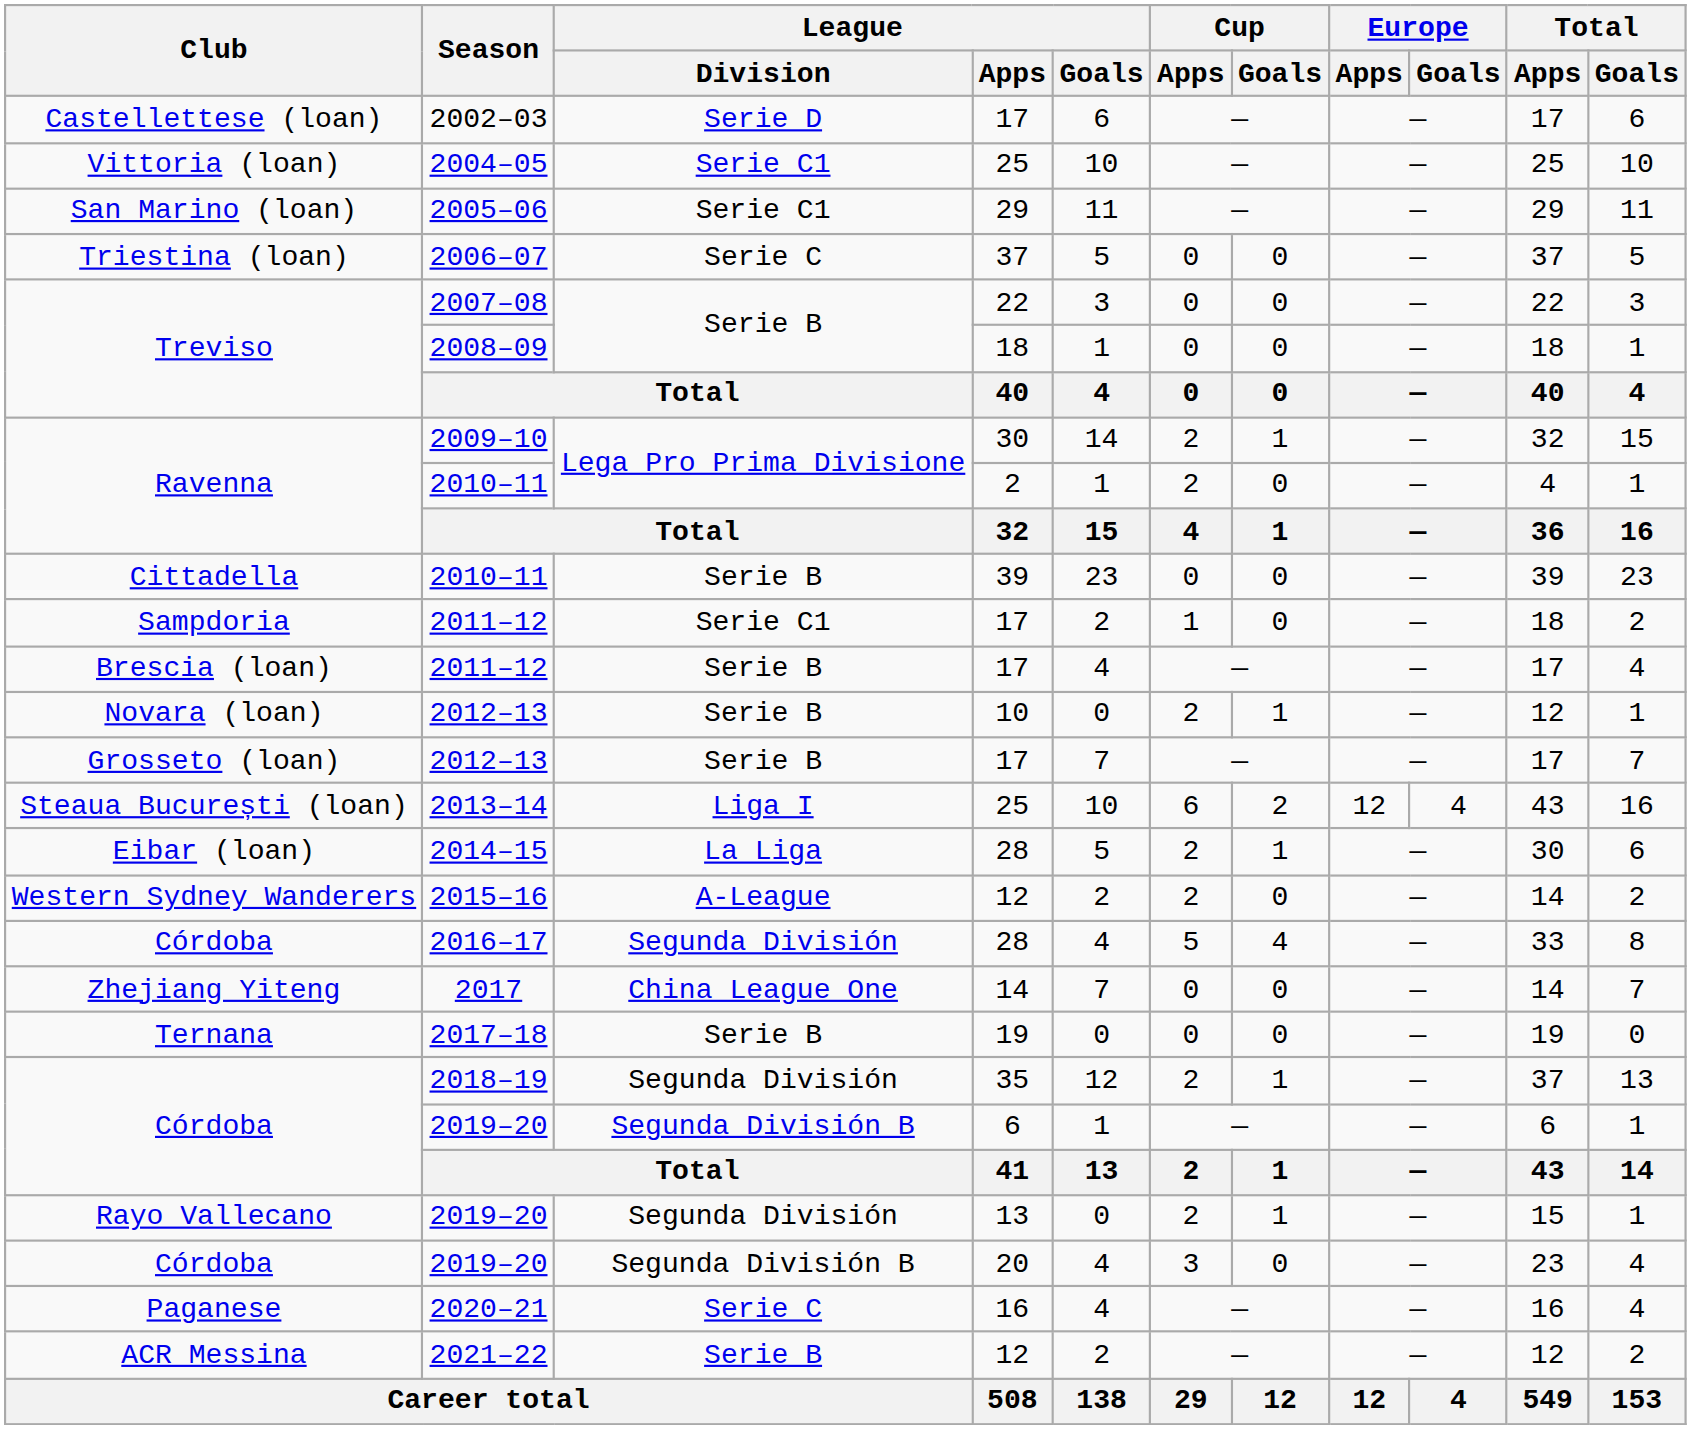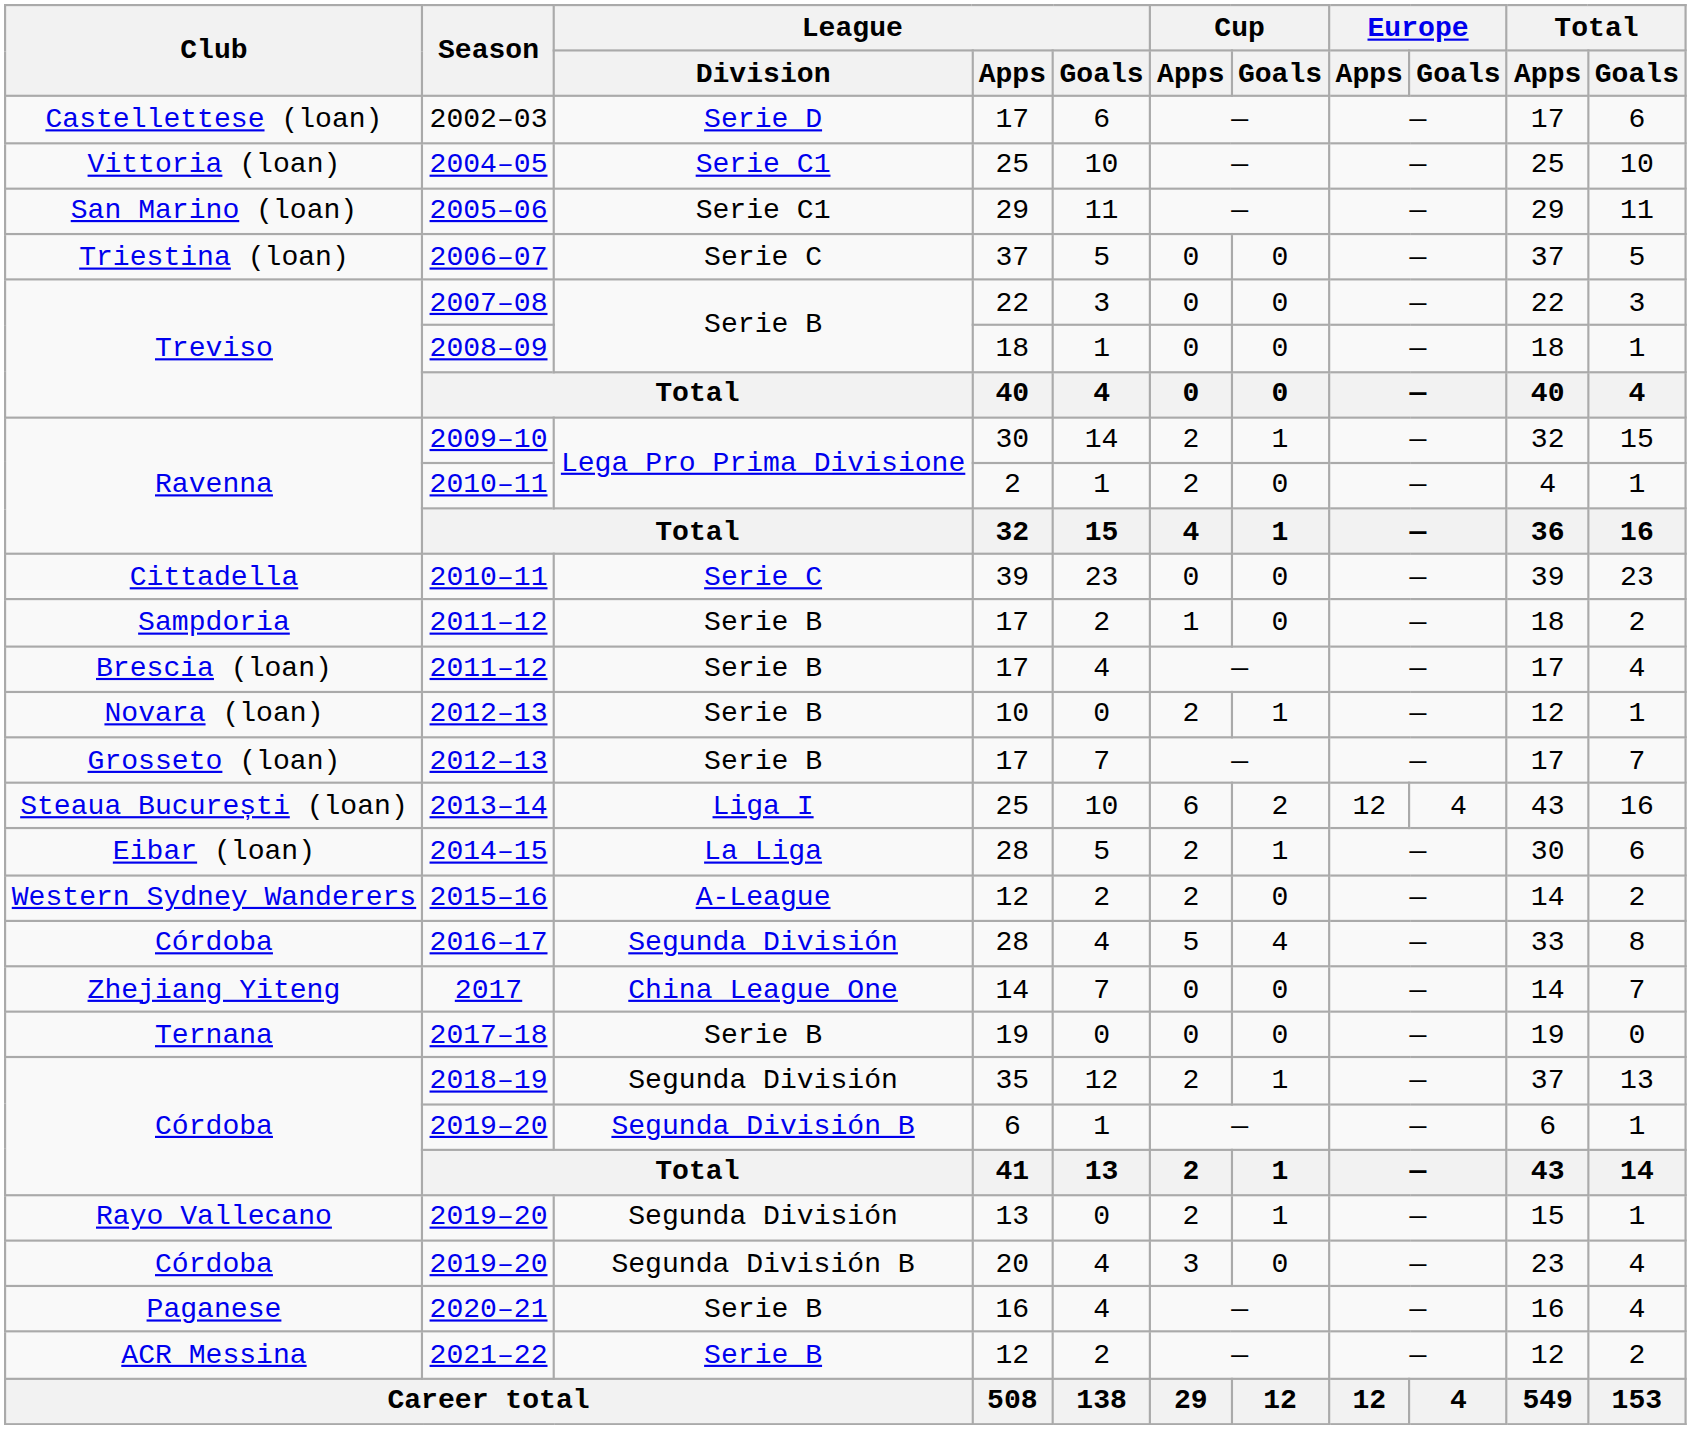(763, 577) Serie B -> (763, 577) Serie C
(763, 623) Serie C1 -> (763, 623) Serie B
(763, 1309) Serie C -> (763, 1309) Serie B
